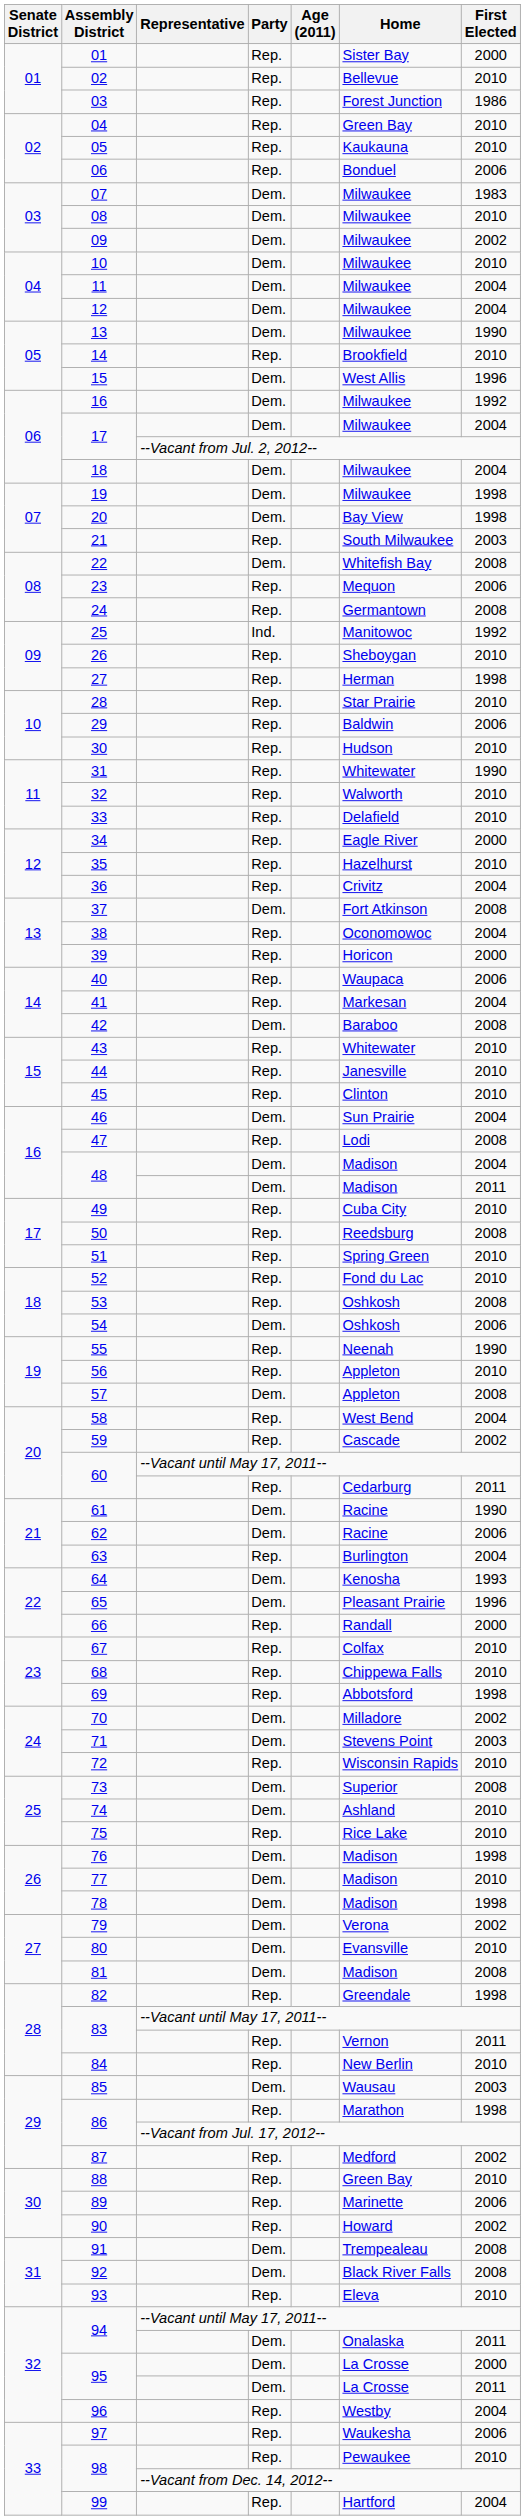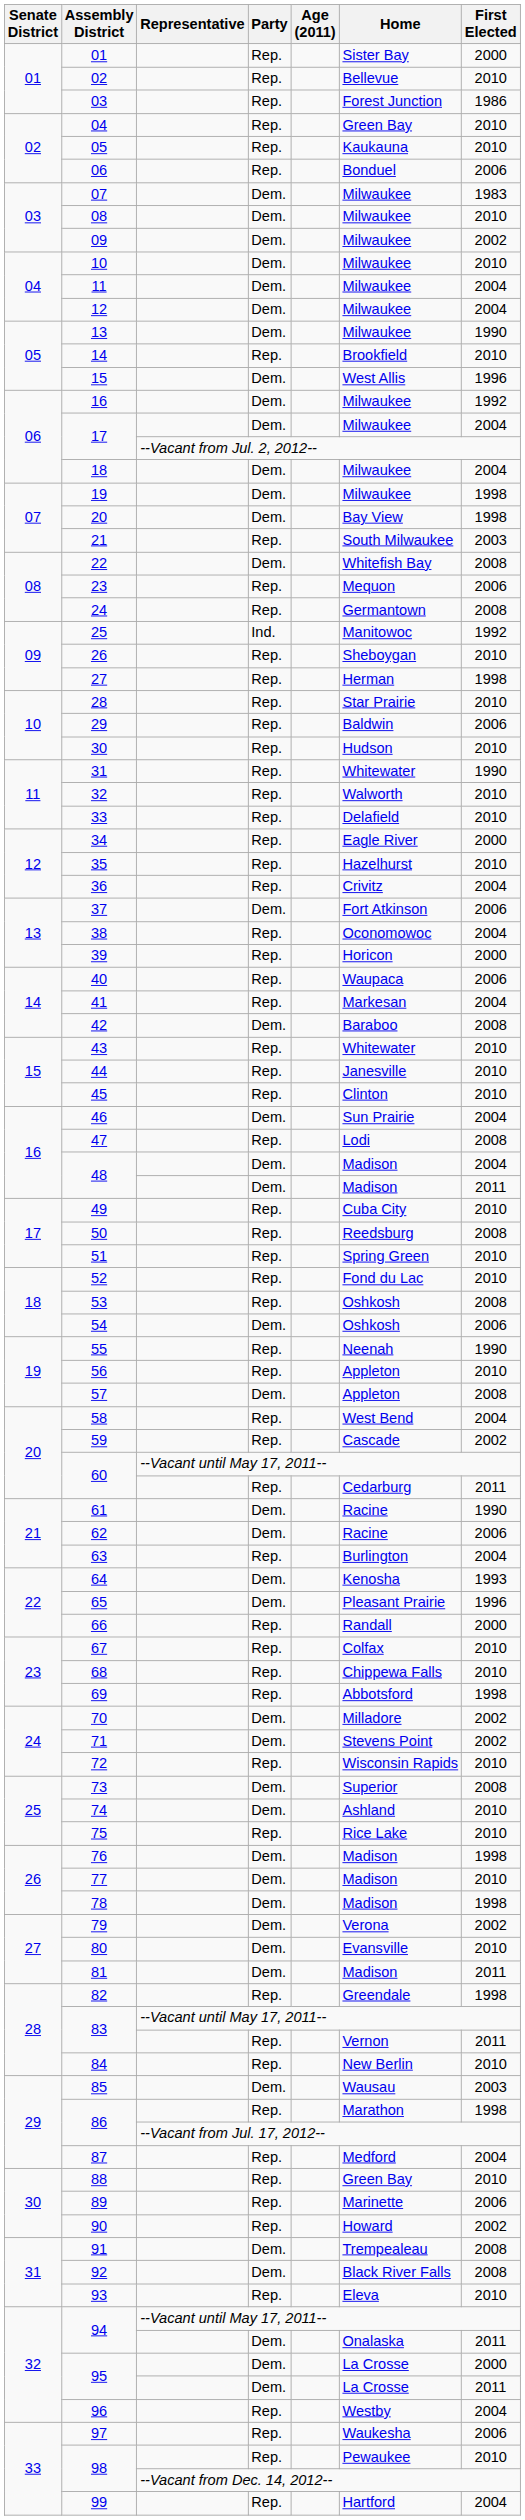(491, 909) 2008 -> (491, 909) 2006
(491, 1741) 2003 -> (491, 1741) 2002
(491, 1972) 2008 -> (491, 1972) 2011
(491, 2156) 2002 -> (491, 2156) 2004
